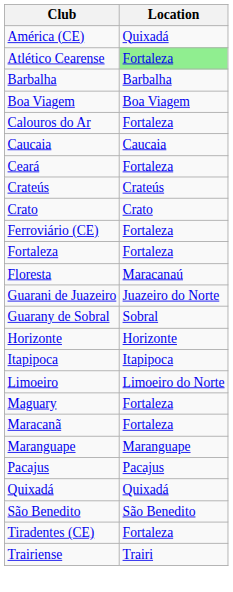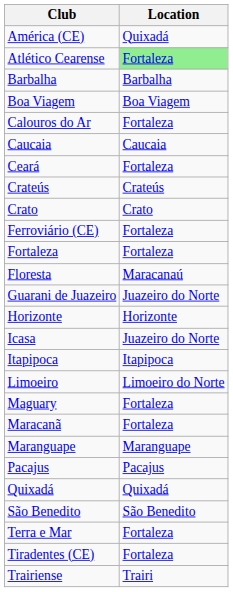- row: (59, 317)
+ row: (22, 338)
+ row: (40, 532)
